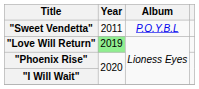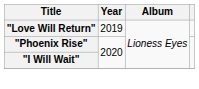- row: (51, 28)
(111, 44) lightgreen background -> (111, 28) no background
